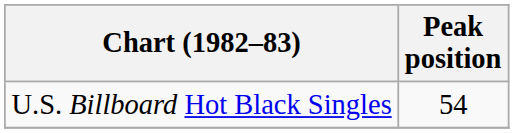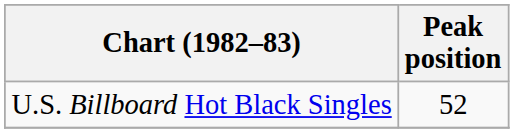(453, 104) 54 -> (453, 104) 52
